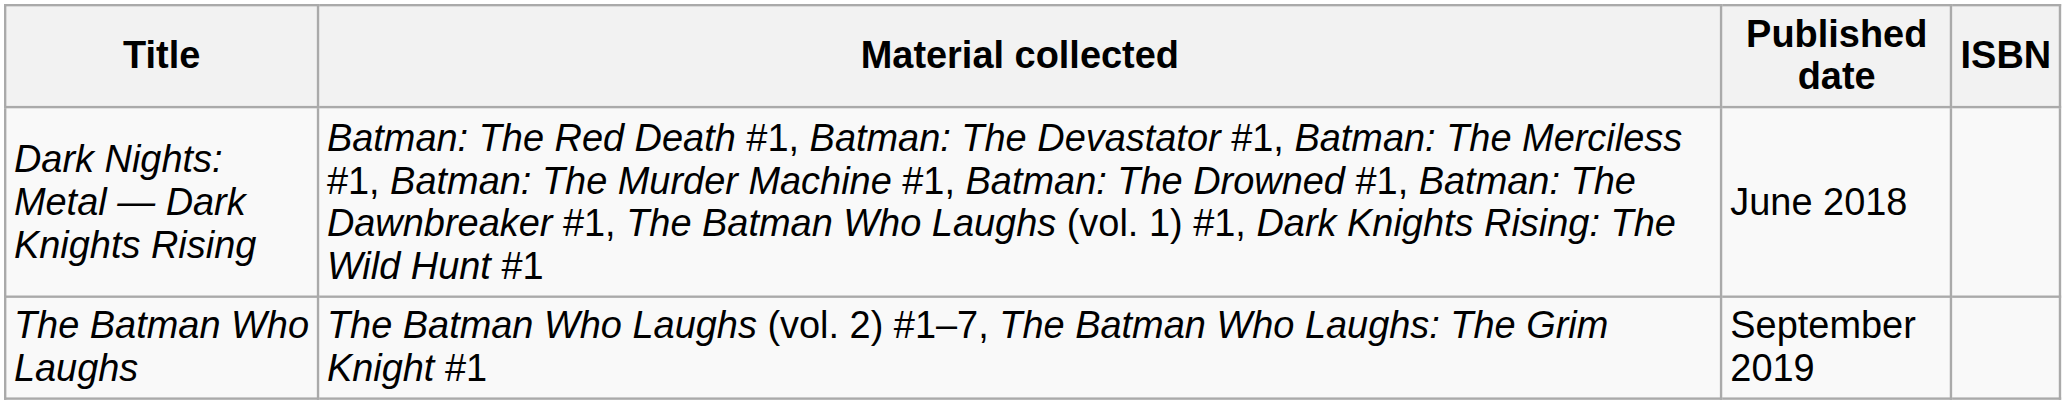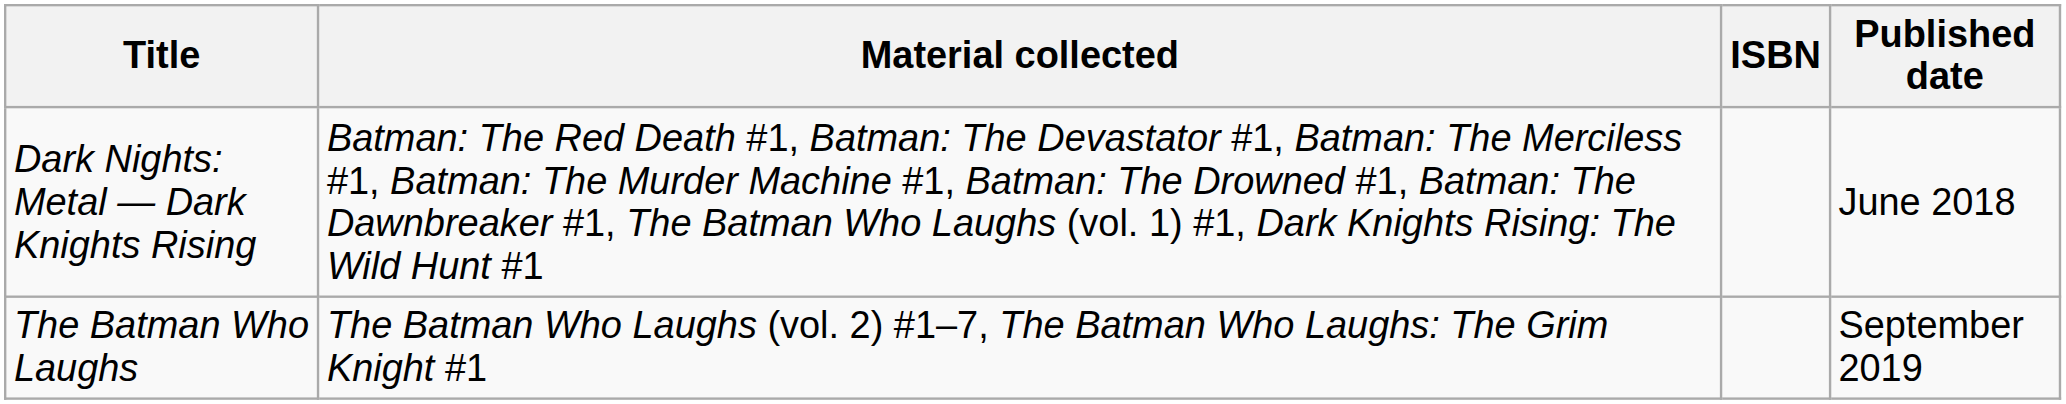columns swapped: (1837, 55) <-> (2006, 55)
